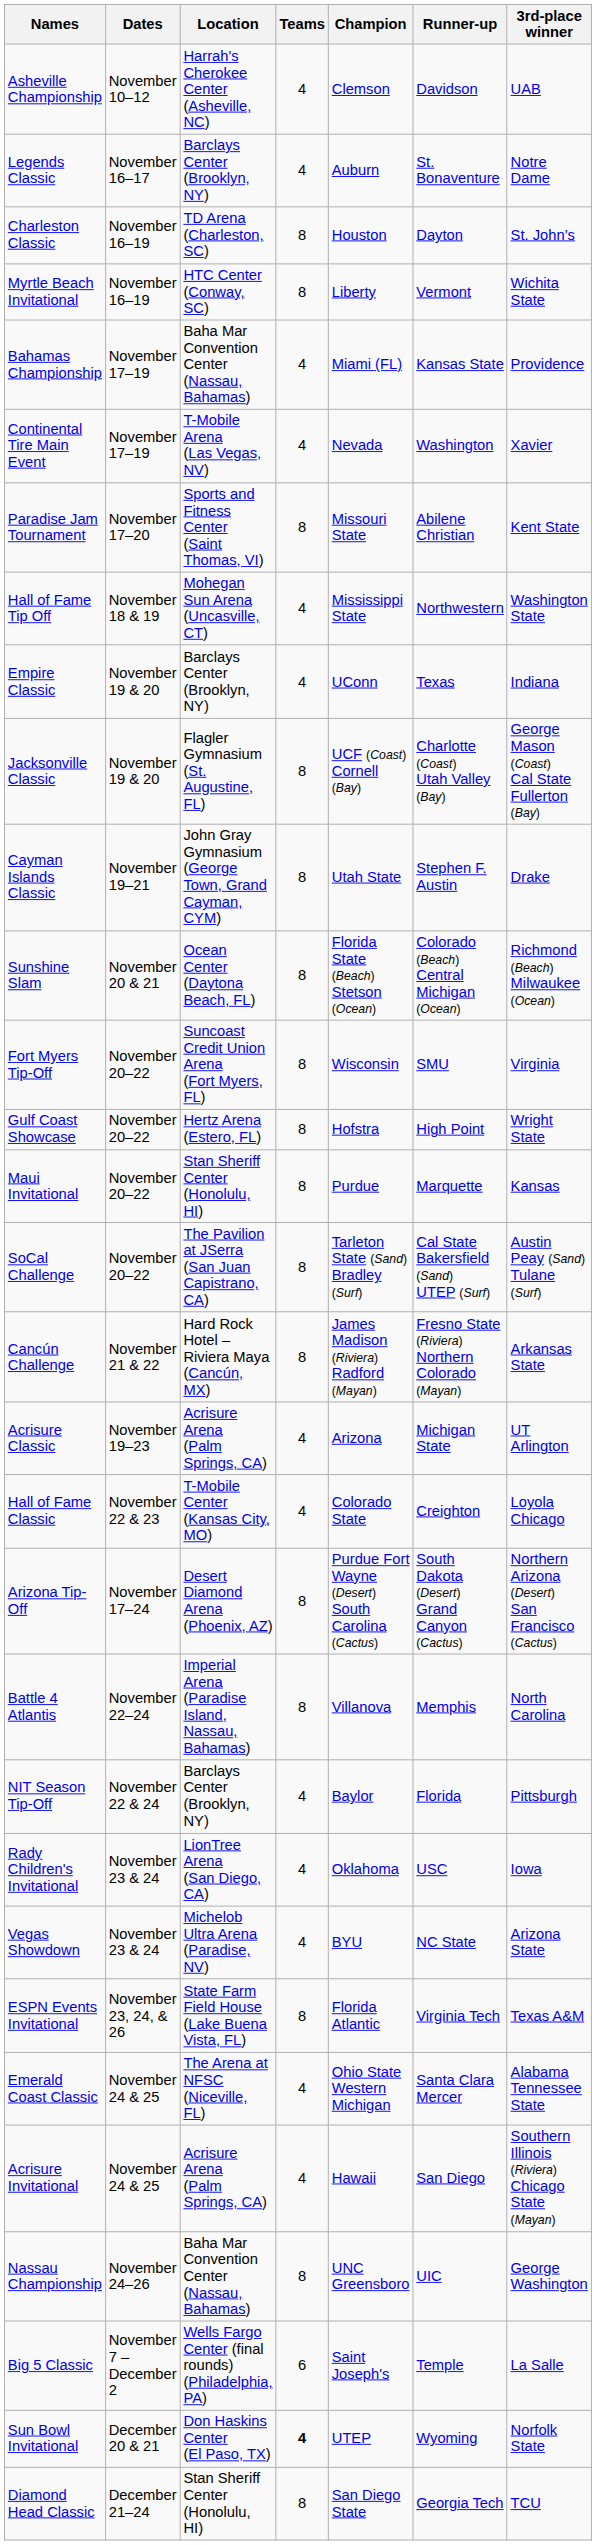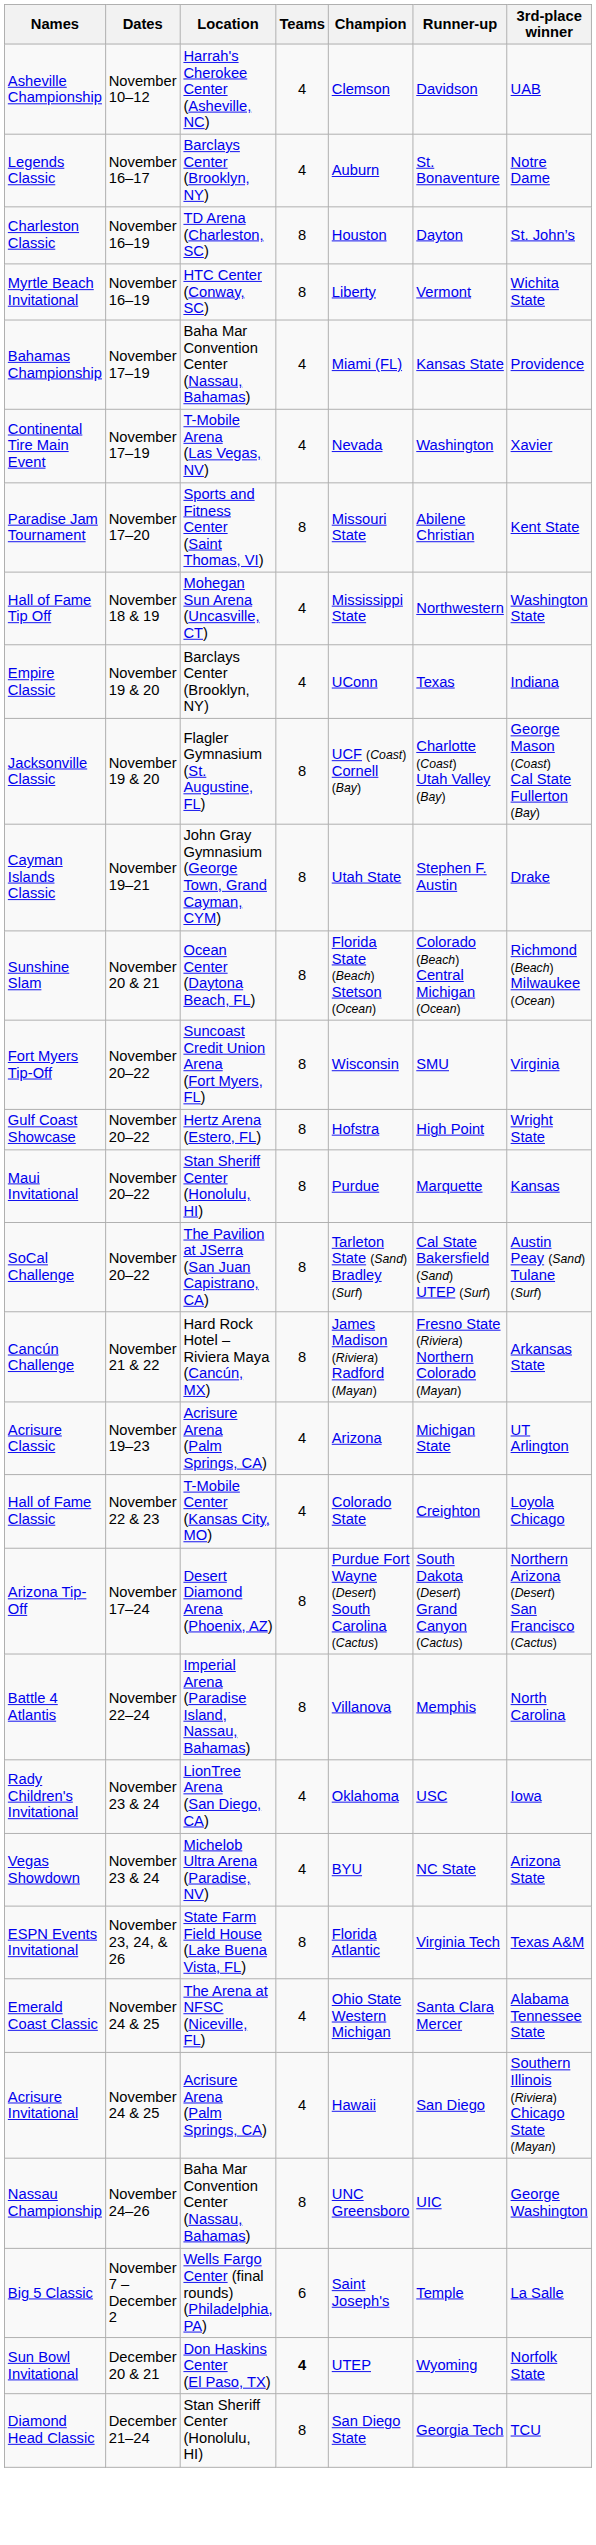- row: (47, 1796)
